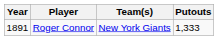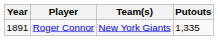(187, 27) 1,333 -> (187, 27) 1,335
